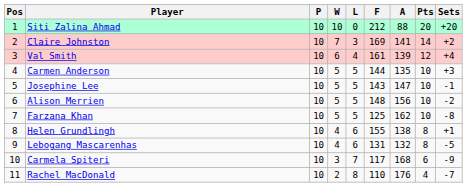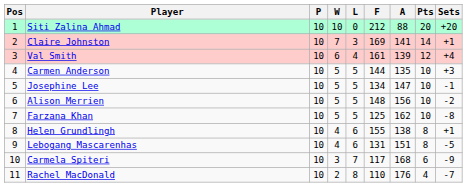(449, 41) +2 -> (449, 41) +1
(377, 86) 143 -> (377, 86) 134
(402, 145) 132 -> (402, 145) 151
